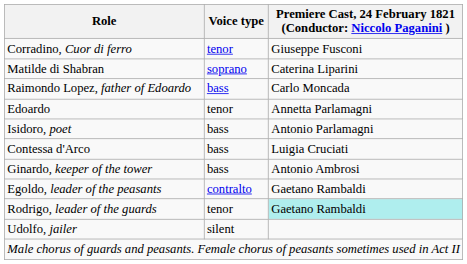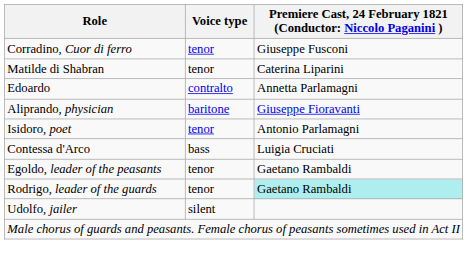(227, 68) soprano -> (201, 68) tenor
- row: (99, 88)
(220, 108) tenor -> (210, 88) contralto
+ row: (60, 108)
(218, 128) bass -> (201, 128) tenor
- row: (80, 169)
(229, 189) contralto -> (201, 169) tenor
